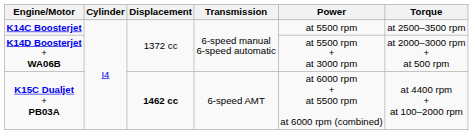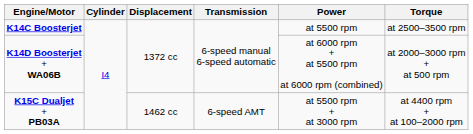(331, 54) at 5500 rpm + at 3000 rpm -> (331, 64) at 6000 rpm + at 5500 rpm at 6000 rpm (combined)
(161, 101) bold -> (161, 112) normal
(331, 101) at 6000 rpm + at 5500 rpm at 6000 rpm (combined) -> (331, 112) at 5500 rpm + at 3000 rpm
